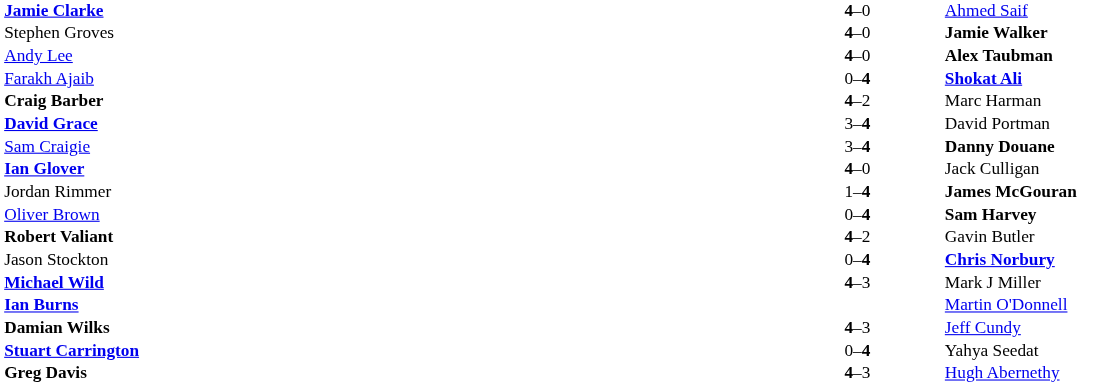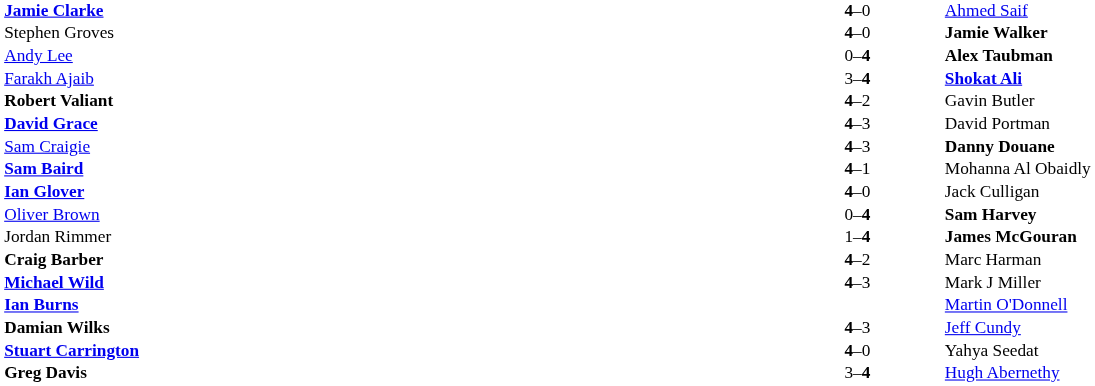(857, 55) 4–0 -> (857, 55) 0–4
(857, 78) 0–4 -> (857, 78) 3–4
rows swapped: (59, 236) <-> (54, 100)
(857, 123) 3–4 -> (857, 123) 4–3
(857, 146) 3–4 -> (857, 146) 4–3
+ row: (44, 168)
rows swapped: (58, 191) <-> (52, 214)
- row: (56, 259)
(857, 350) 0–4 -> (857, 350) 4–0
(857, 372) 4–3 -> (857, 372) 3–4
